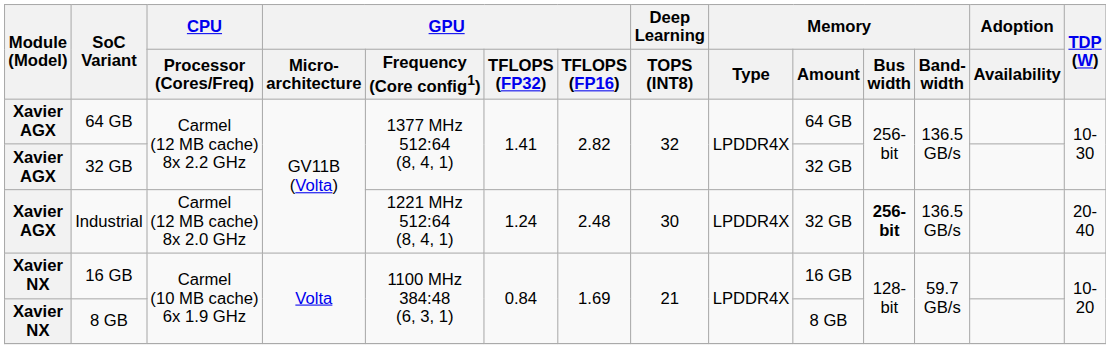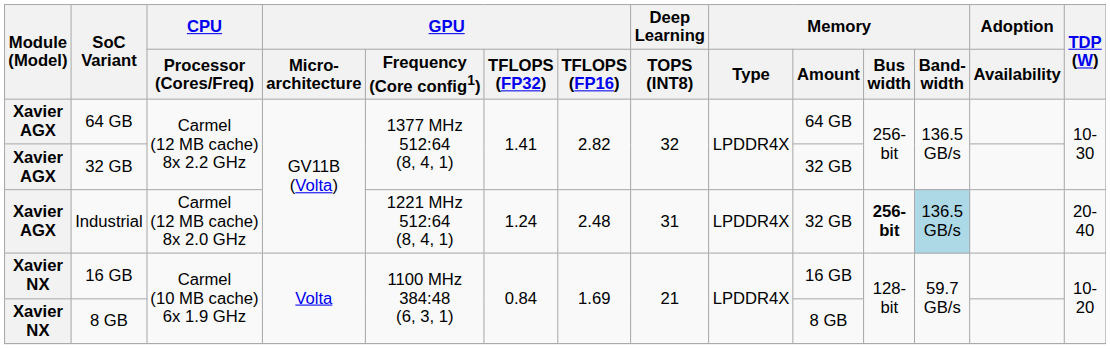(670, 221) 30 -> (670, 221) 31
(942, 221) no background -> (942, 221) lightblue background
